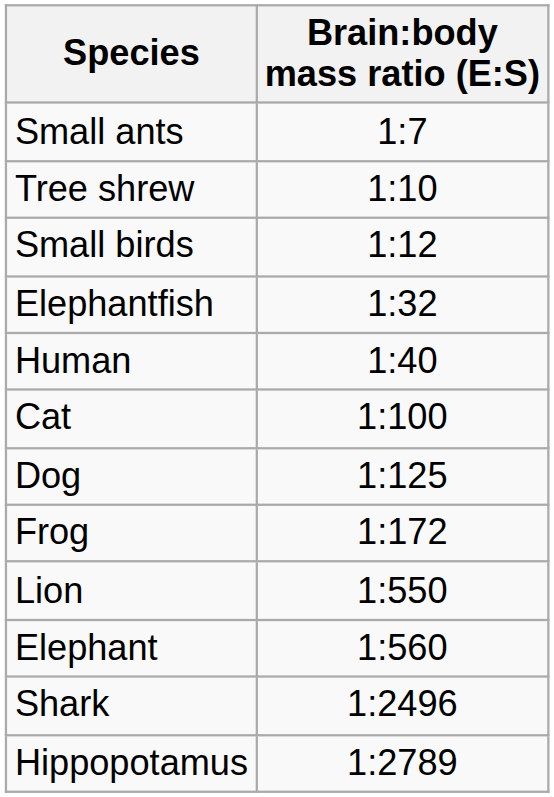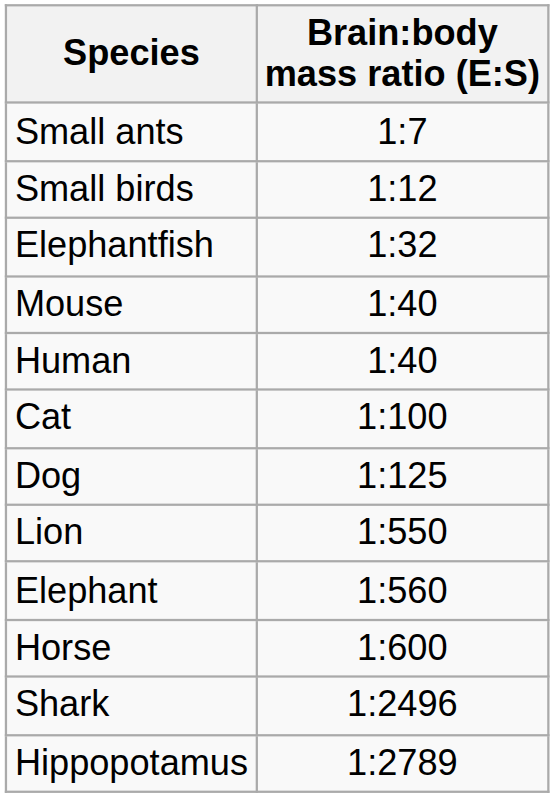- row: (105, 188)
+ row: (69, 303)
- row: (52, 532)
+ row: (63, 647)
